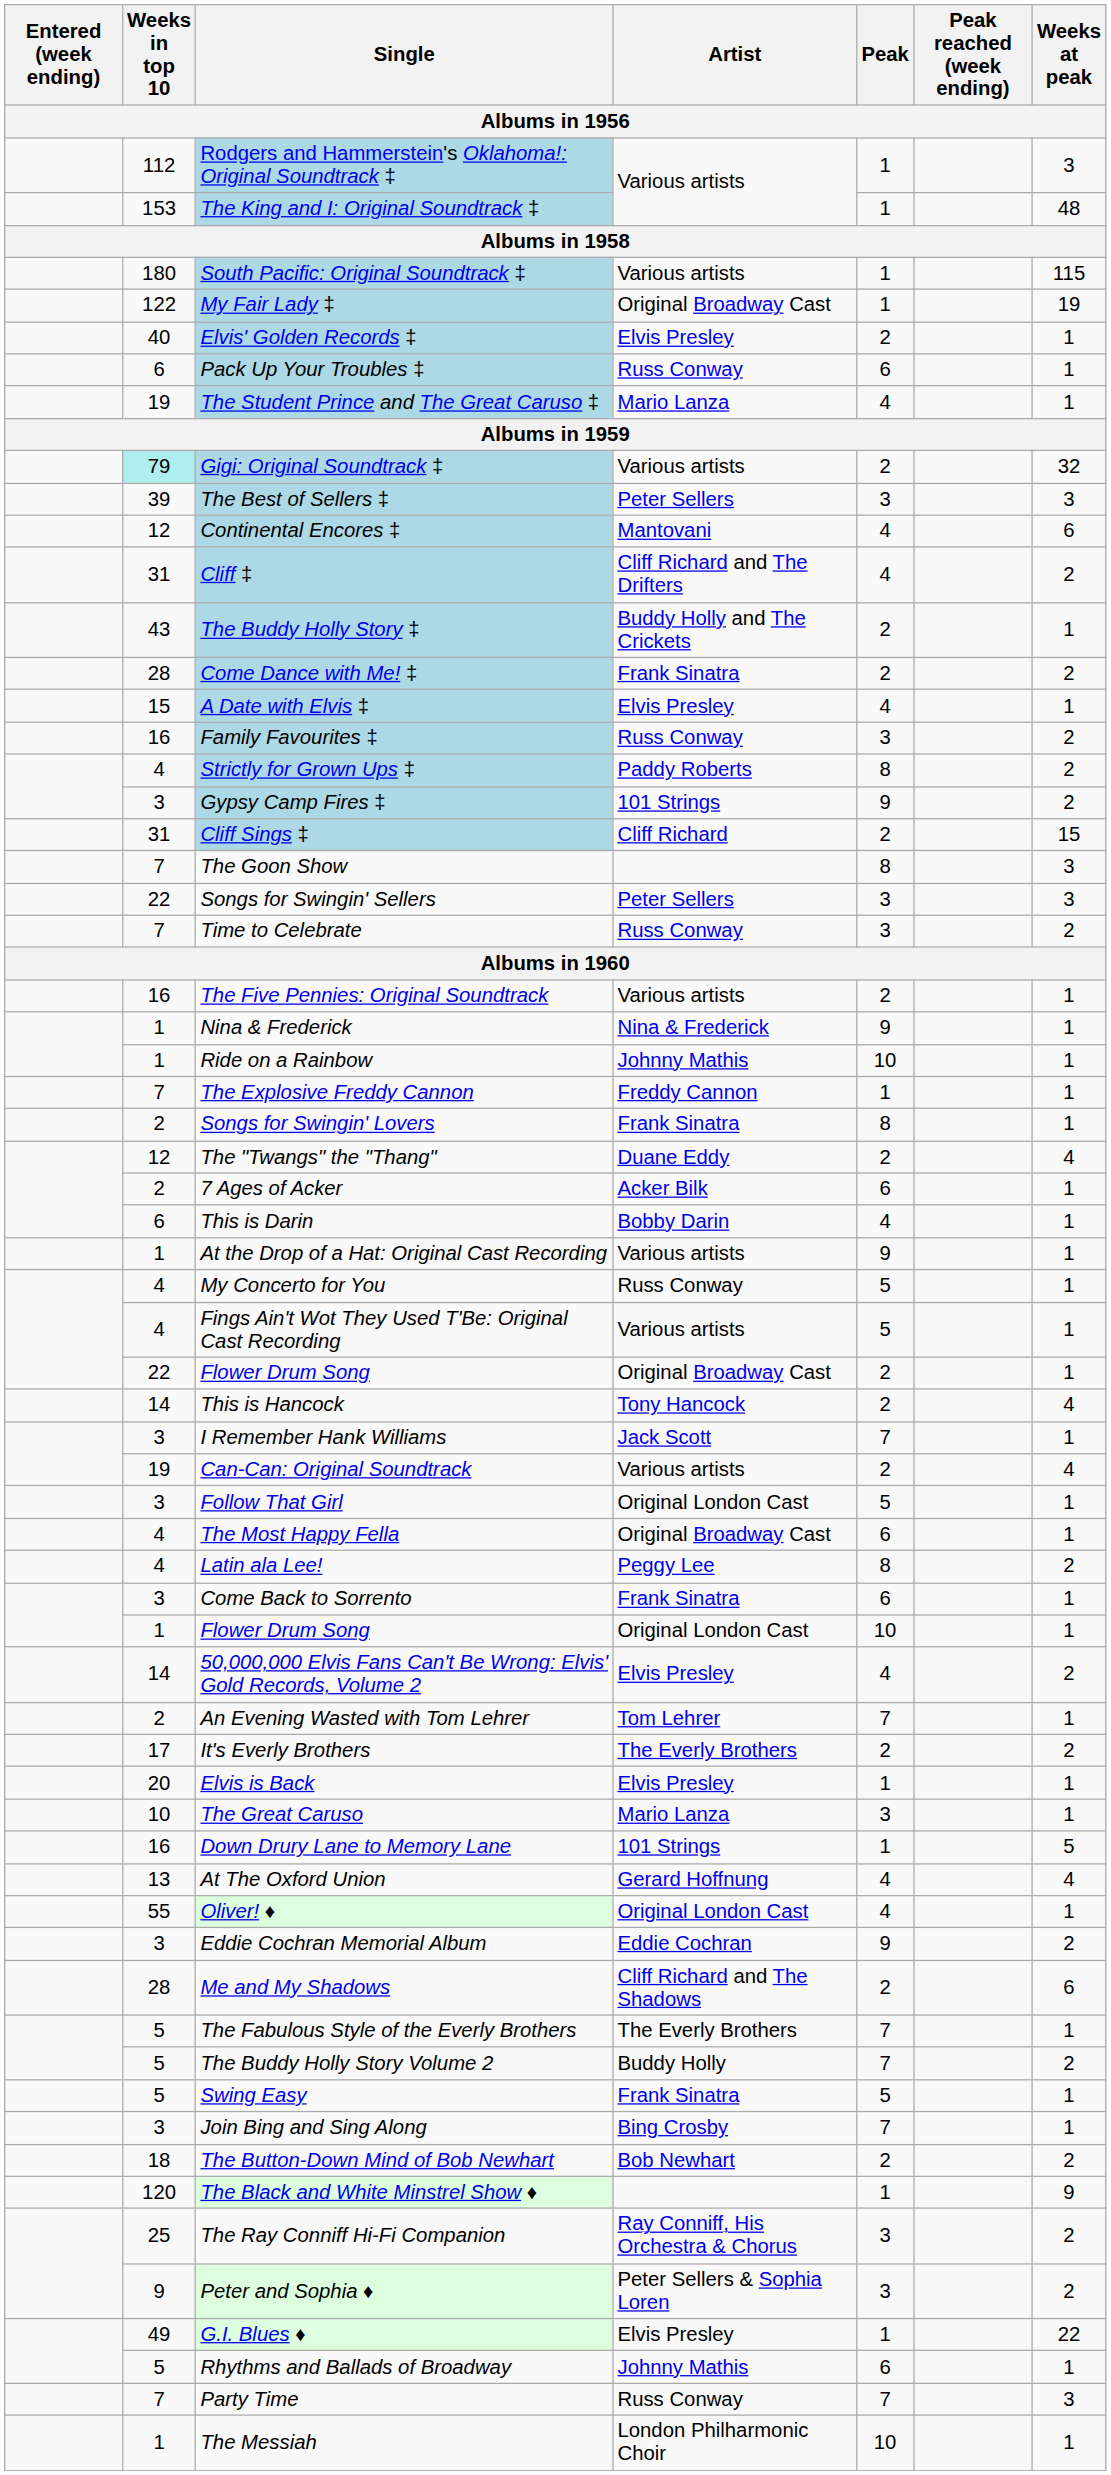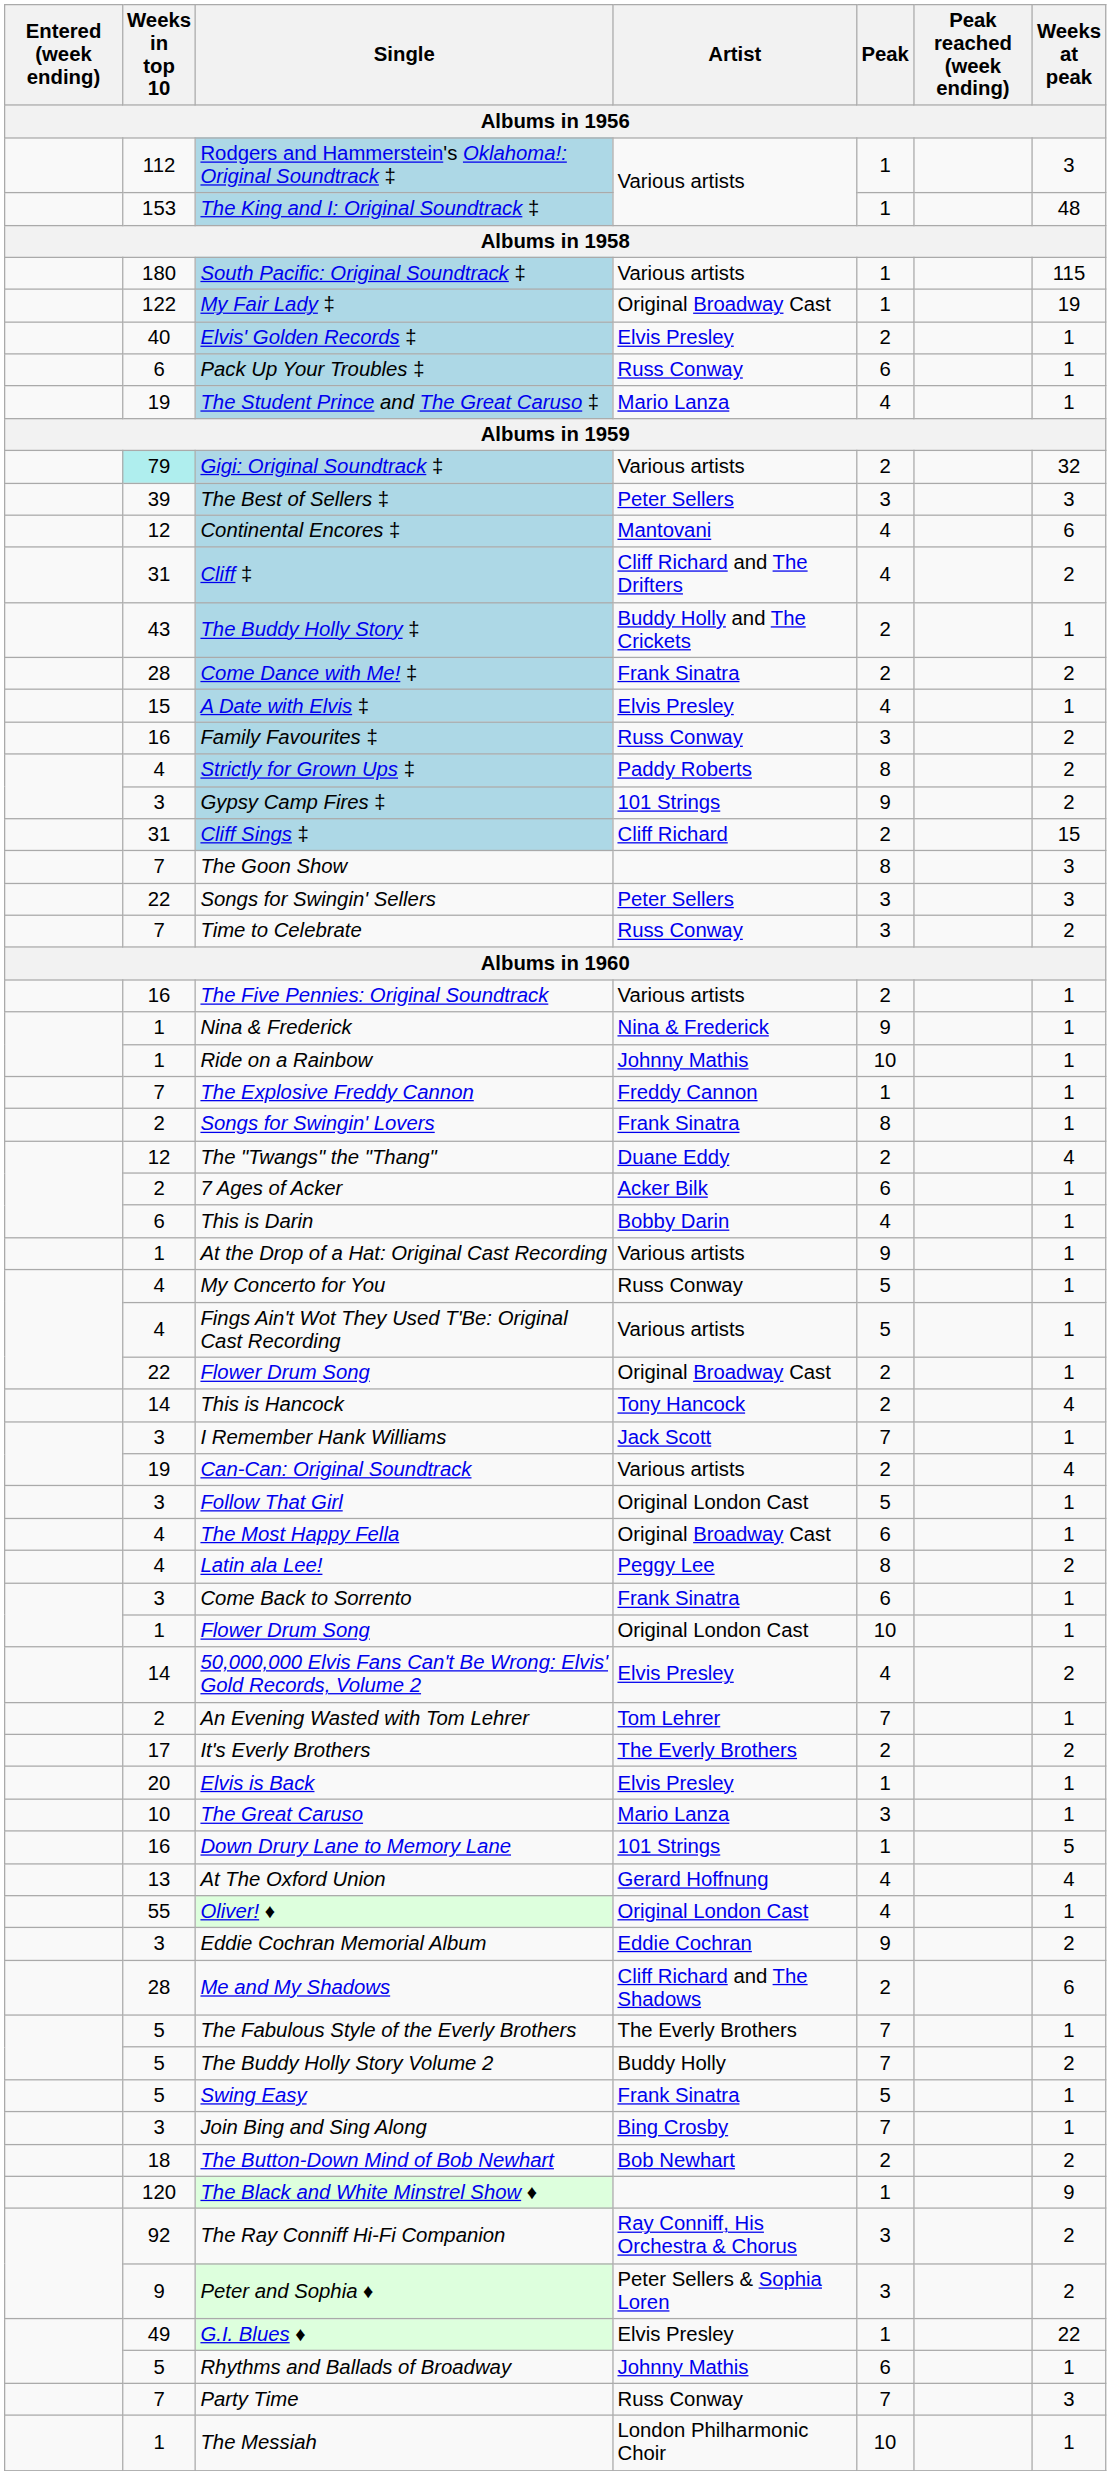(159, 2235) 25 -> (159, 2235) 92
